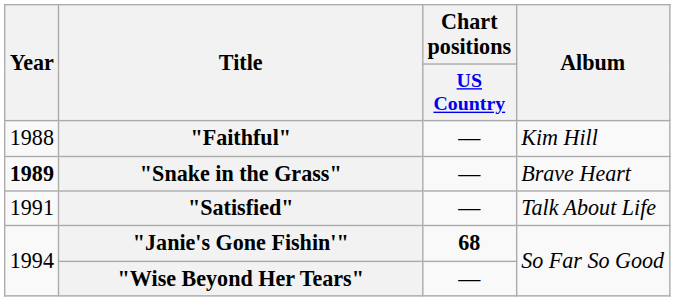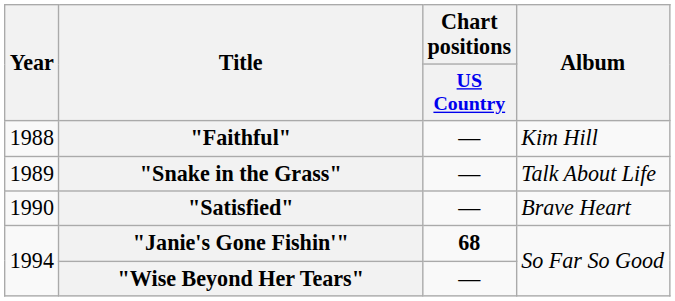(32, 173) bold -> (32, 173) normal
(576, 173) Brave Heart -> (589, 173) Talk About Life
(32, 208) 1991 -> (32, 208) 1990
(589, 208) Talk About Life -> (576, 208) Brave Heart
